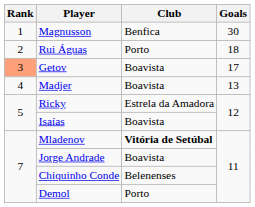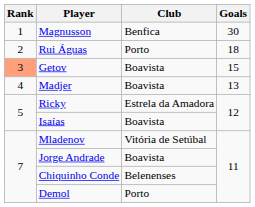(233, 67) 17 -> (233, 67) 15
(168, 139) bold -> (165, 139) normal
